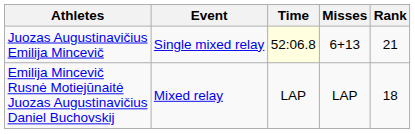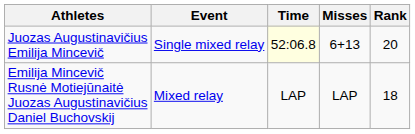(390, 44) 21 -> (390, 44) 20
